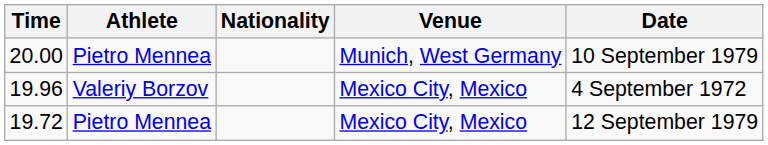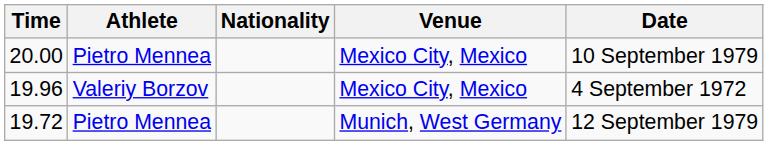(450, 55) Munich, West Germany -> (433, 55) Mexico City, Mexico
(433, 122) Mexico City, Mexico -> (450, 122) Munich, West Germany
